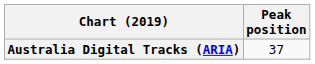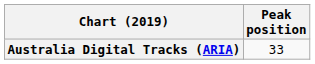(276, 49) 37 -> (276, 49) 33
